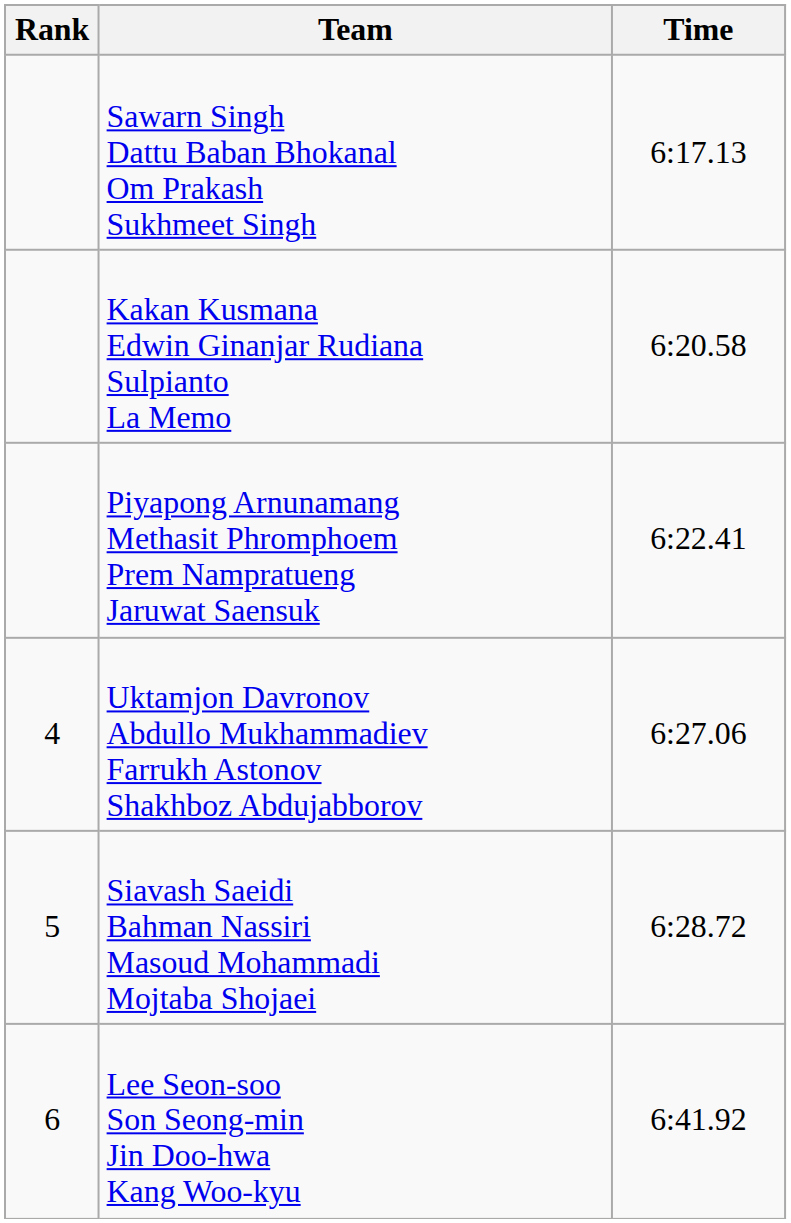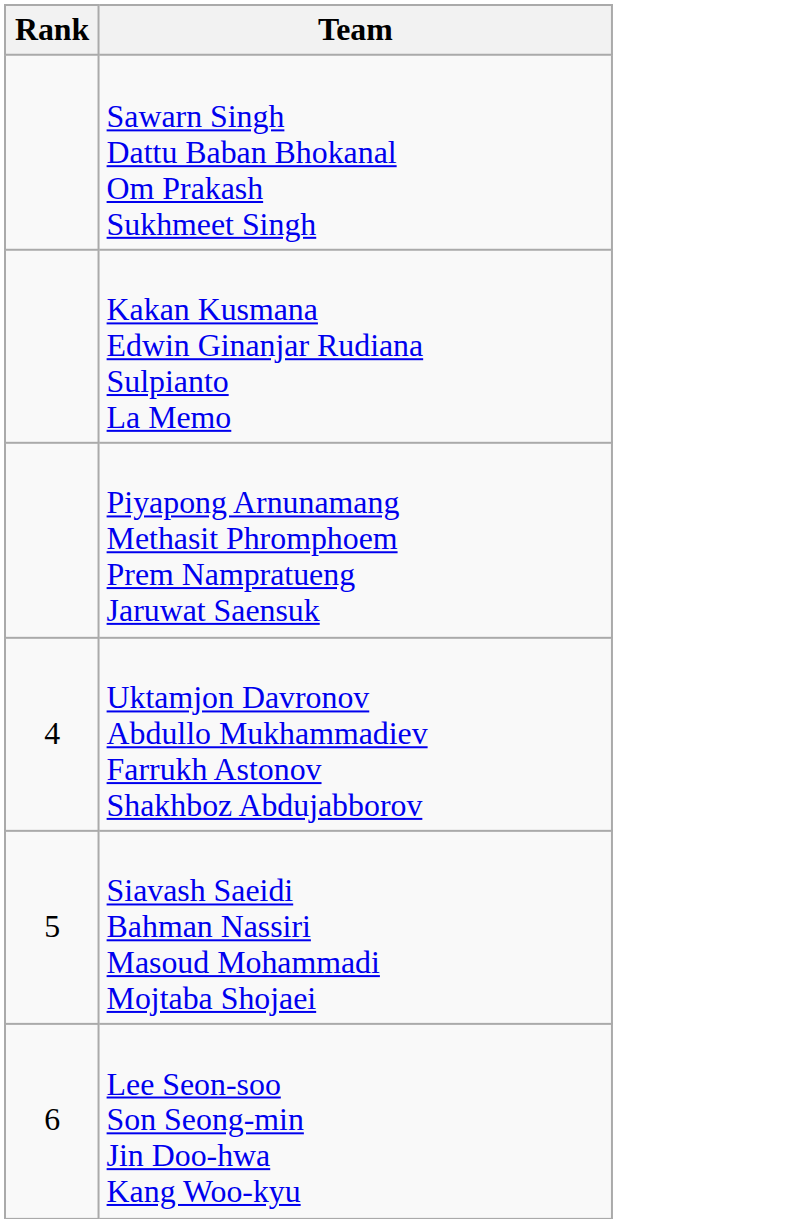- column: (698, 29)
